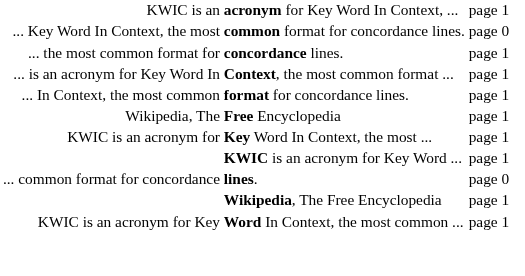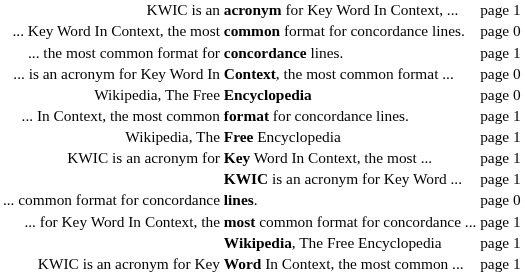(489, 73) page 1 -> (500, 73) page 0
+ row: (268, 95)
+ row: (350, 221)
